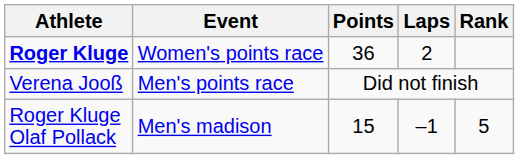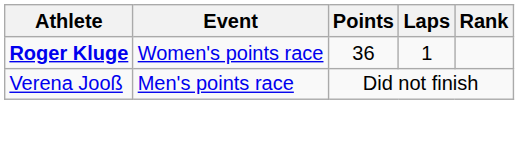(427, 53) 2 -> (427, 53) 1
- row: (65, 127)
